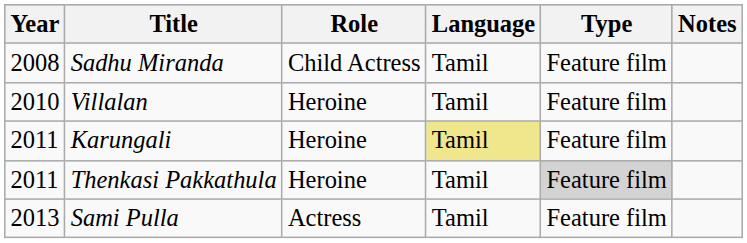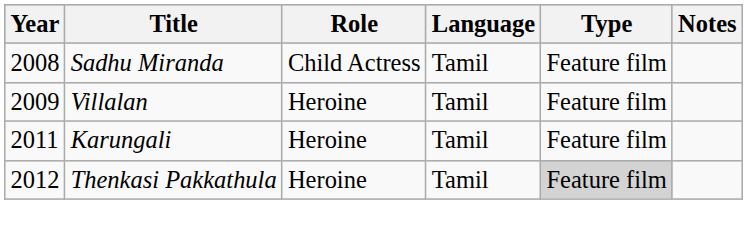(35, 101) 2010 -> (35, 101) 2009
(460, 140) khaki background -> (460, 140) no background
(34, 179) 2011 -> (35, 179) 2012
- row: (125, 218)
